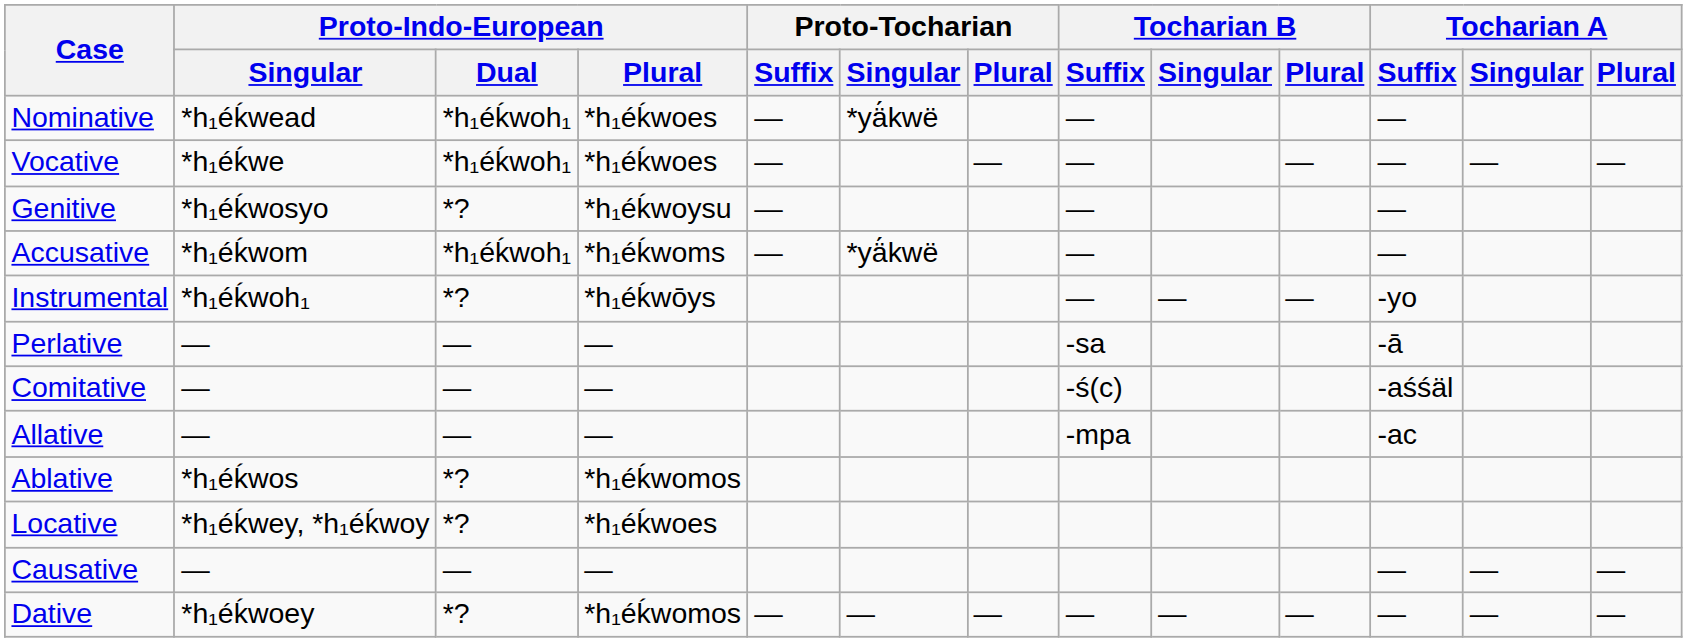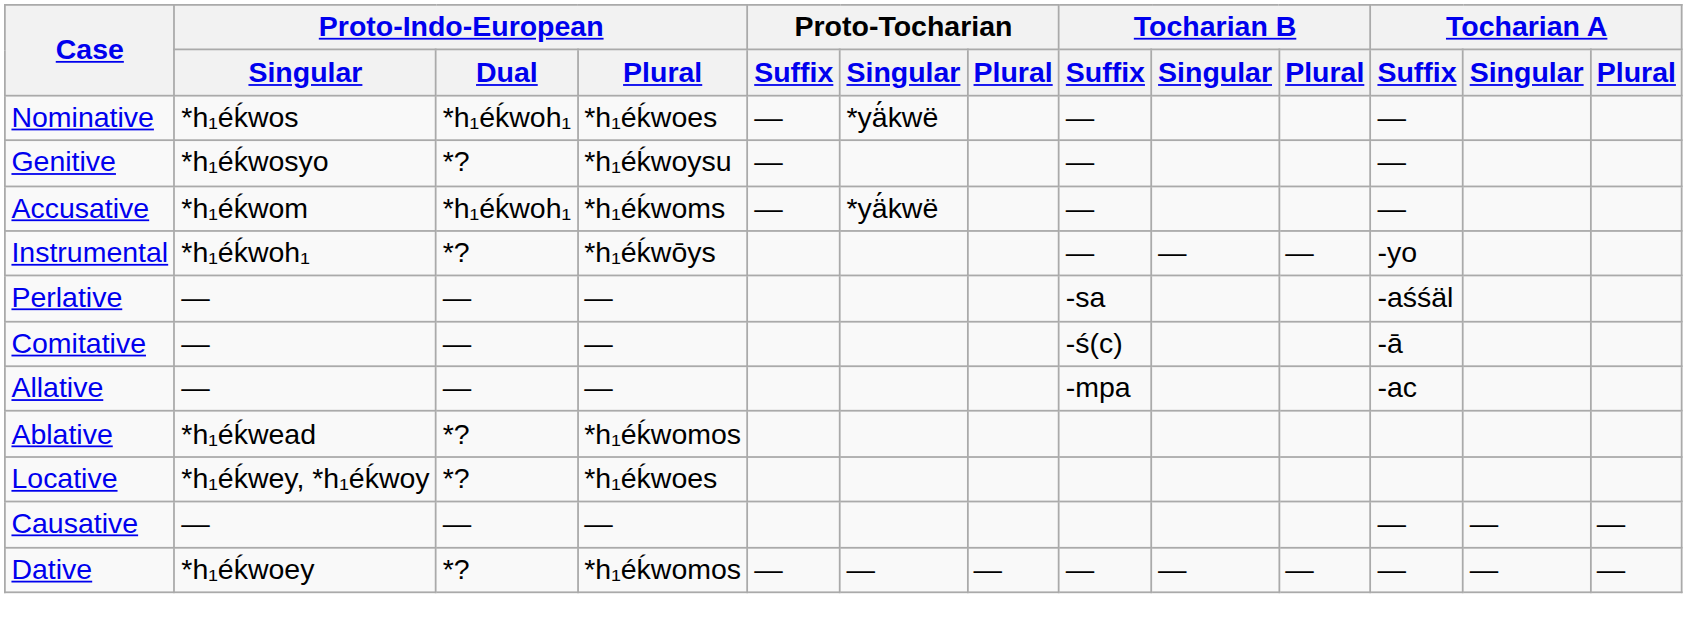(249, 117) *h₁éḱwead -> (240, 117) *h₁éḱwos
- row: (65, 162)
(1390, 343) -ā -> (1415, 298) -aśśäl
(1415, 388) -aśśäl -> (1390, 343) -ā
(240, 478) *h₁éḱwos -> (249, 433) *h₁éḱwead
